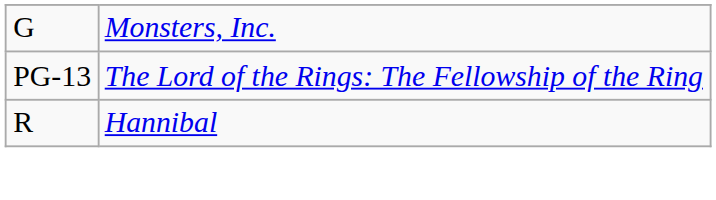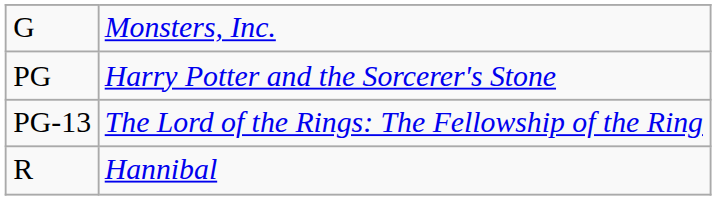+ row: (32, 75)
